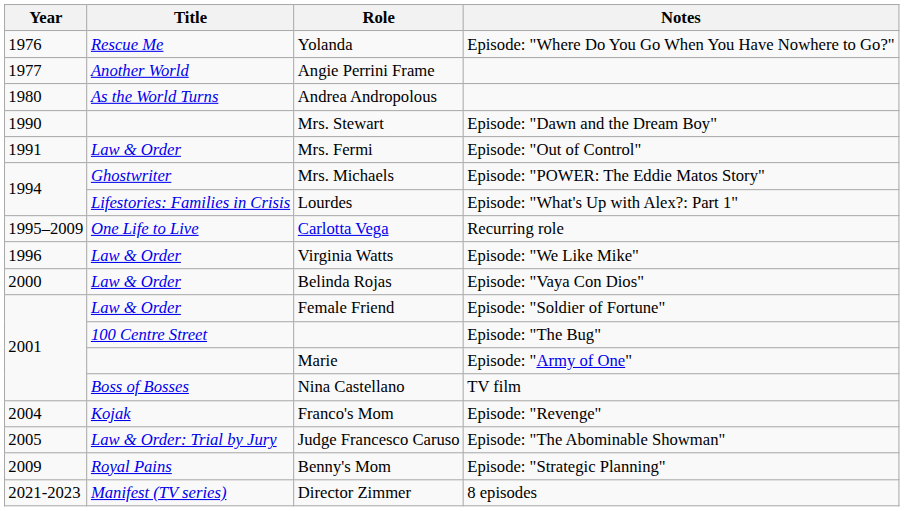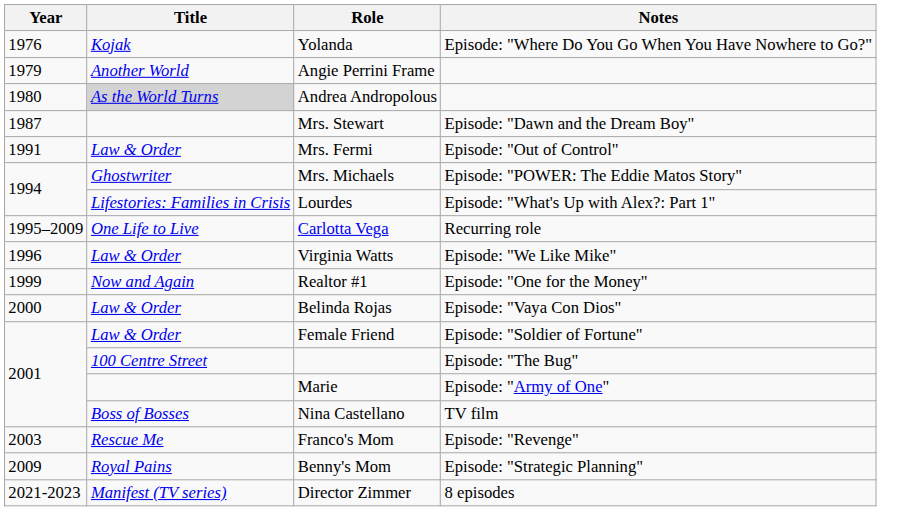(127, 44) Rescue Me -> (111, 44) Kojak
(25, 70) 1977 -> (25, 70) 1979
(155, 96) no background -> (155, 96) lightgrey background
(25, 123) 1990 -> (25, 123) 1987
+ row: (333, 281)
(25, 413) 2004 -> (25, 439) 2003
(111, 413) Kojak -> (127, 439) Rescue Me
- row: (379, 439)
